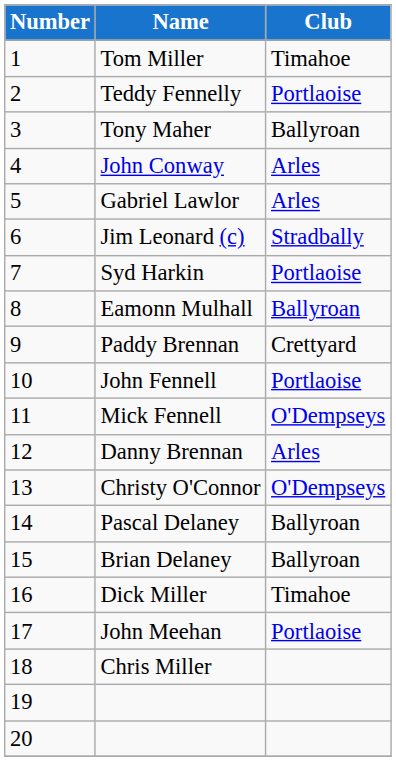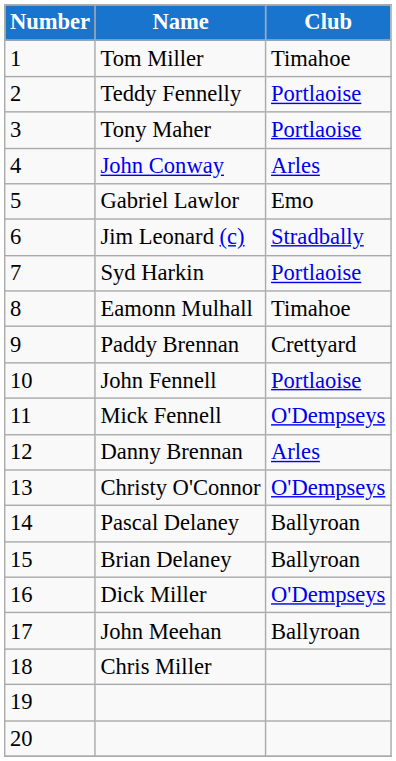(316, 129) Ballyroan -> (316, 129) Portlaoise
(295, 201) Arles -> (292, 201) Emo
(316, 308) Ballyroan -> (311, 308) Timahoe
(311, 594) Timahoe -> (328, 594) O'Dempseys
(316, 630) Portlaoise -> (316, 630) Ballyroan
